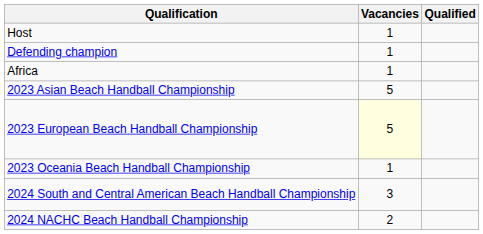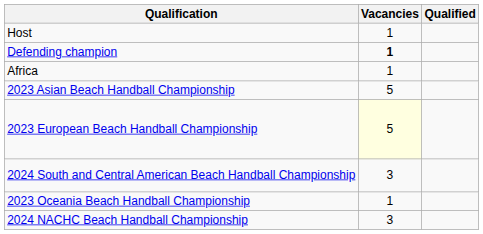(390, 52) normal -> (390, 52) bold
rows swapped: (129, 168) <-> (181, 194)
(390, 220) 2 -> (390, 220) 3
